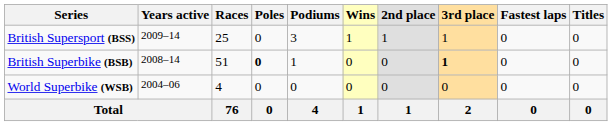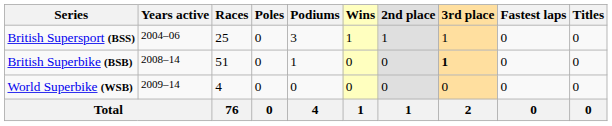(160, 35) 2009–14 -> (160, 35) 2004–06
(258, 62) bold -> (258, 62) normal
(160, 84) 2004–06 -> (160, 84) 2009–14
